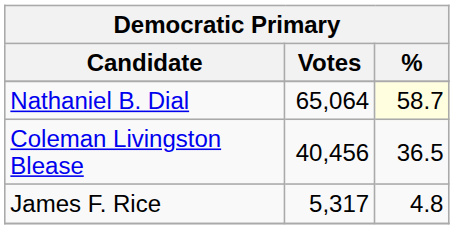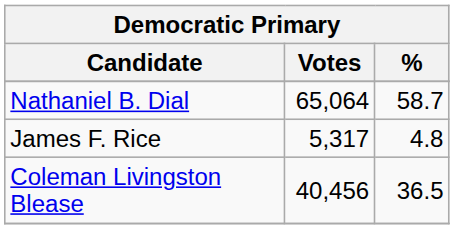(420, 101) lightyellow background -> (420, 101) no background
rows swapped: (116, 152) <-> (86, 204)
